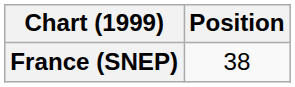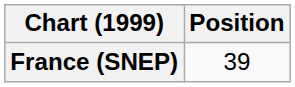(237, 61) 38 -> (237, 61) 39
